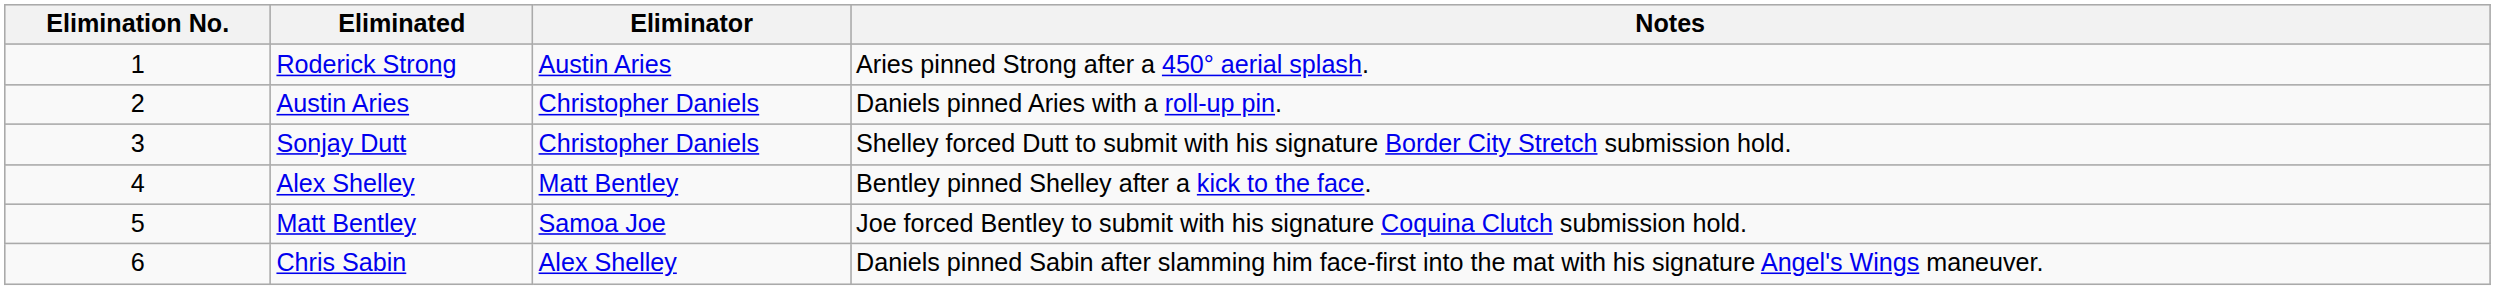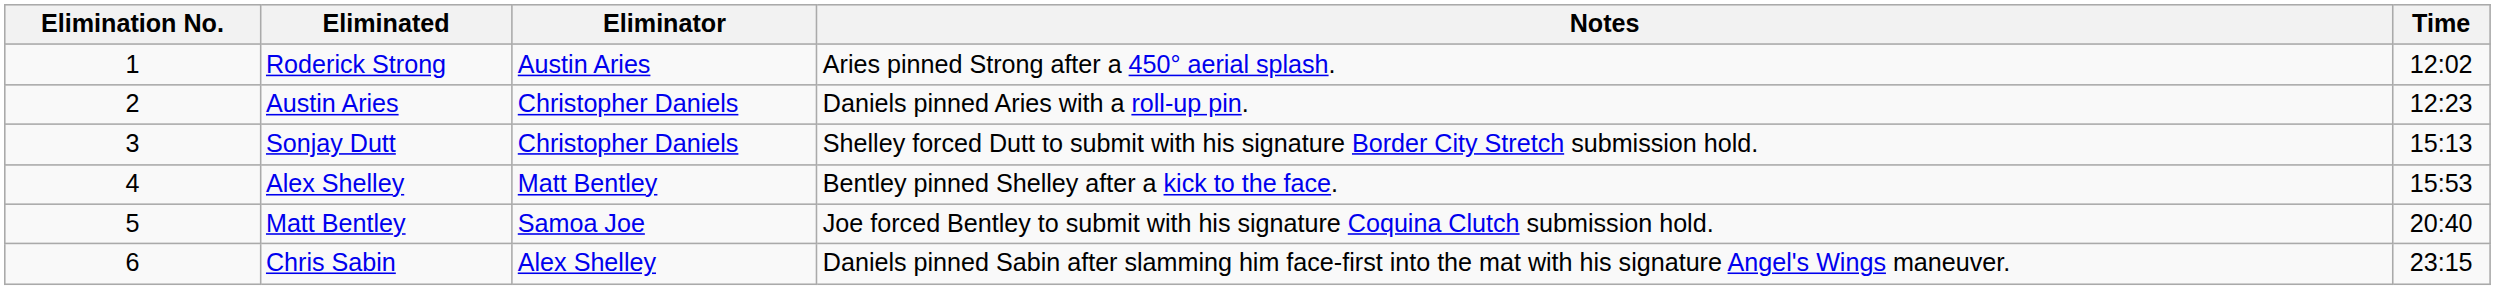+ column: (2441, 24)
